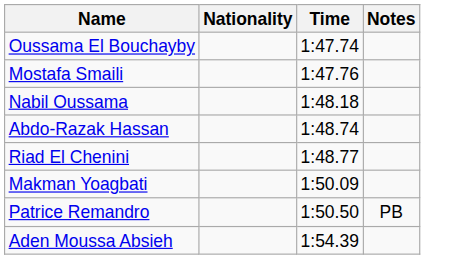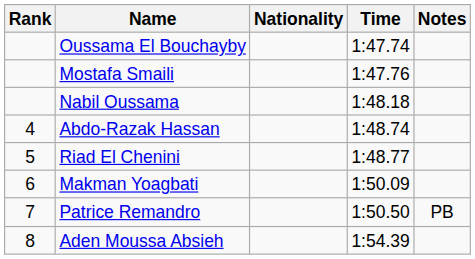+ column: (30, 19)
